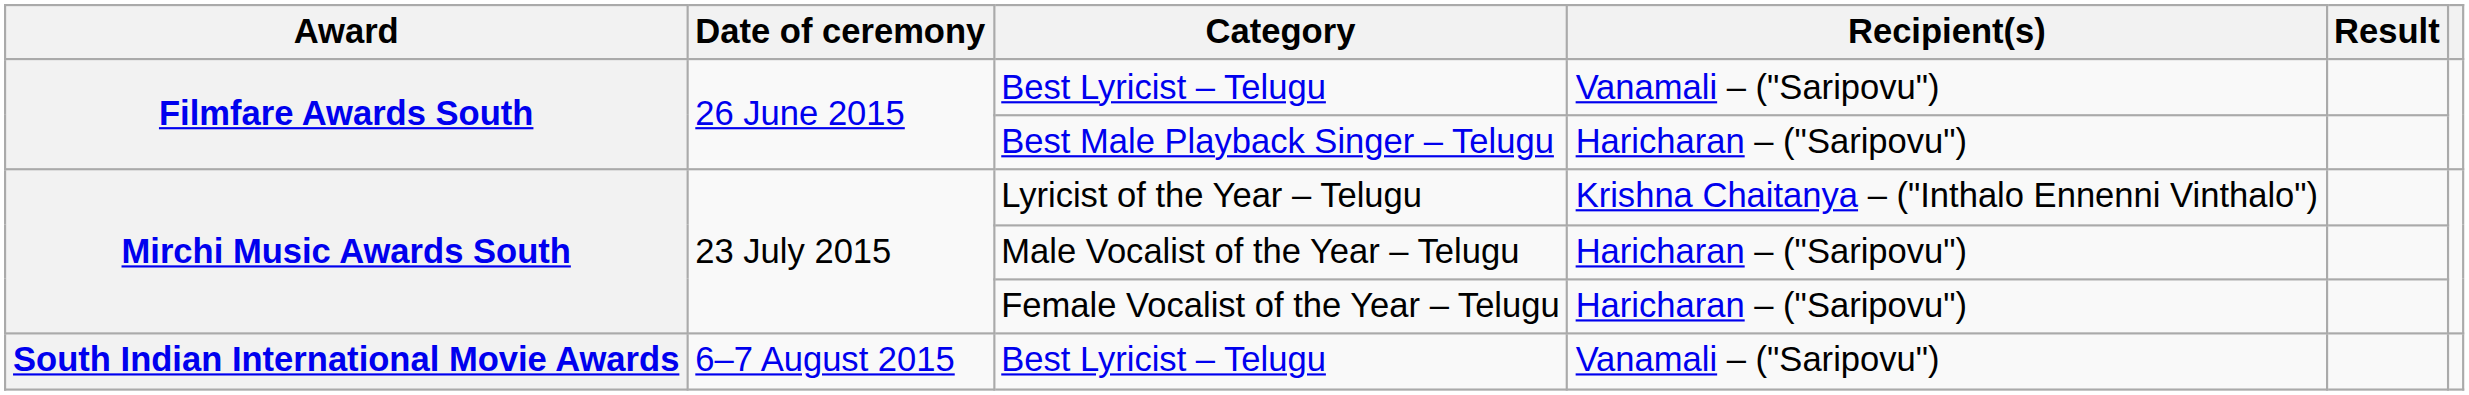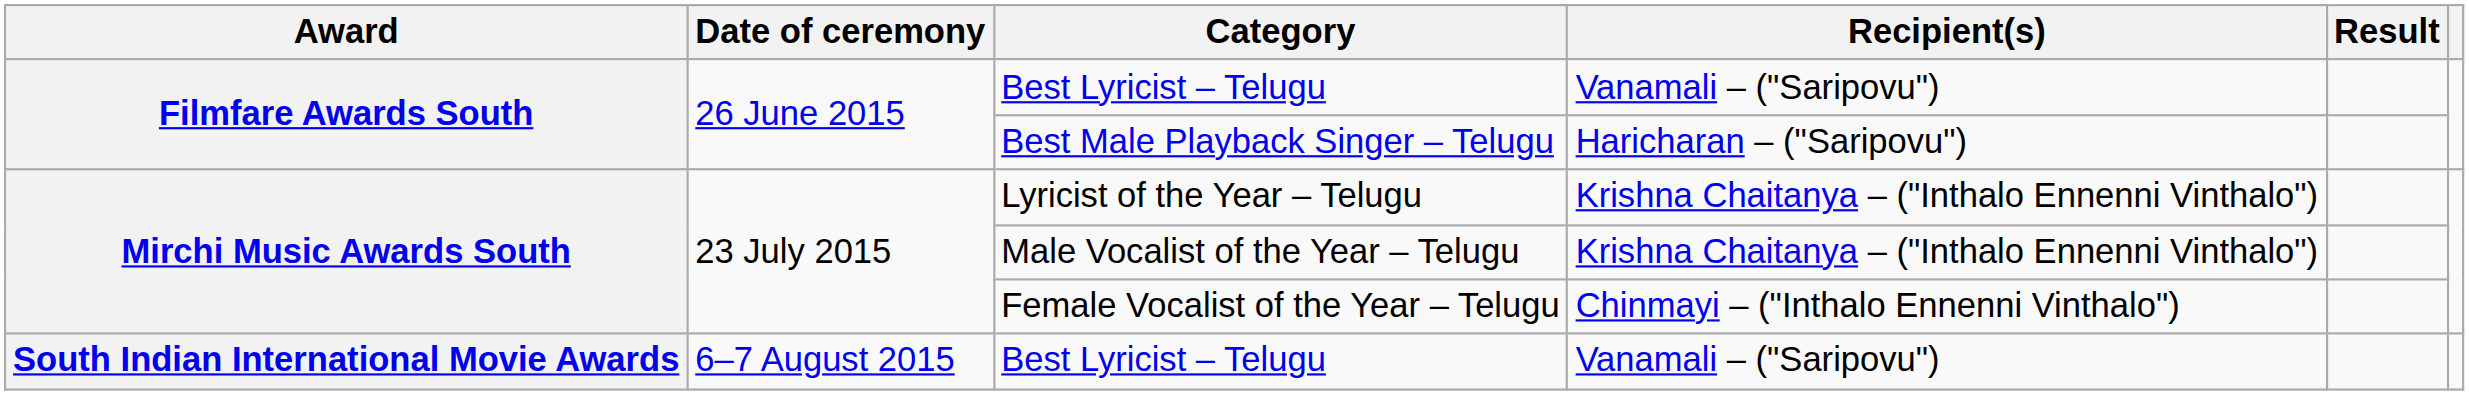(1771, 251) Haricharan – ("Saripovu") -> (1947, 251) Krishna Chaitanya – ("Inthalo Ennenni Vinthalo")
(1771, 305) Haricharan – ("Saripovu") -> (1878, 305) Chinmayi – ("Inthalo Ennenni Vinthalo")
